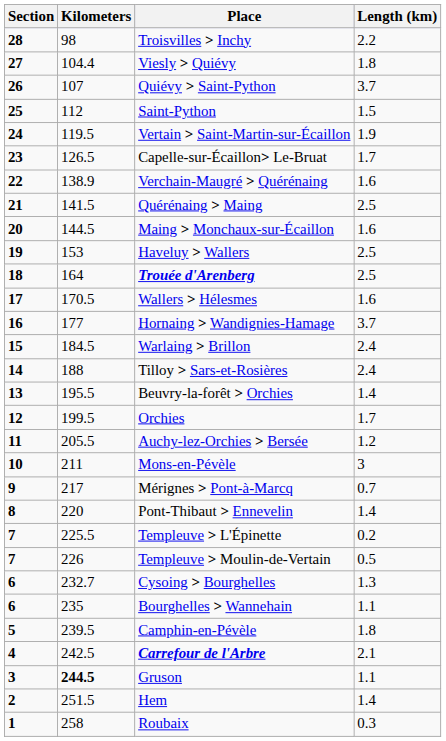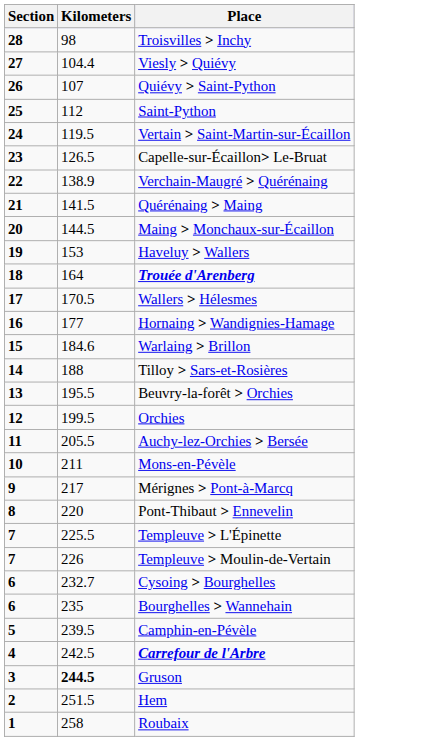- column: (397, 16)
(78, 346) 184.5 -> (78, 346) 184.6
